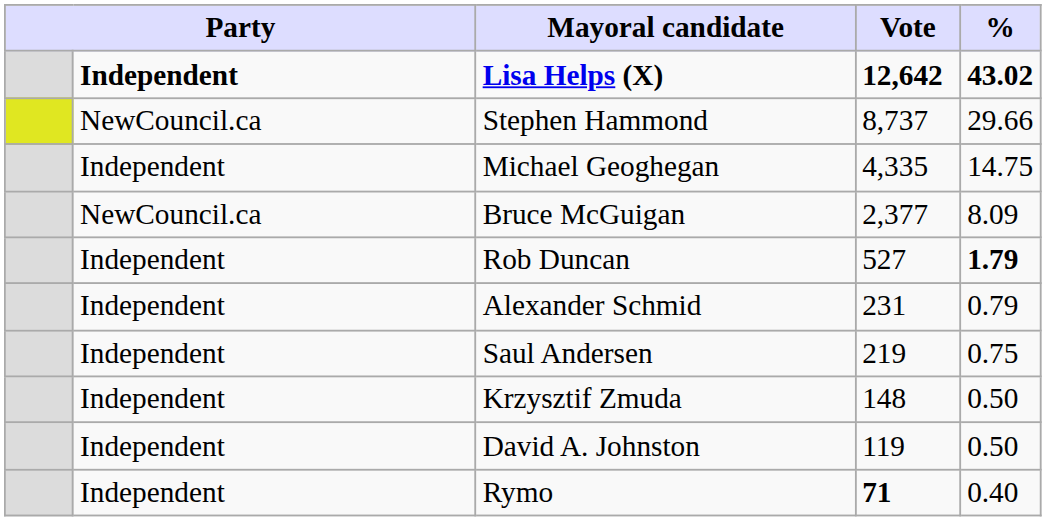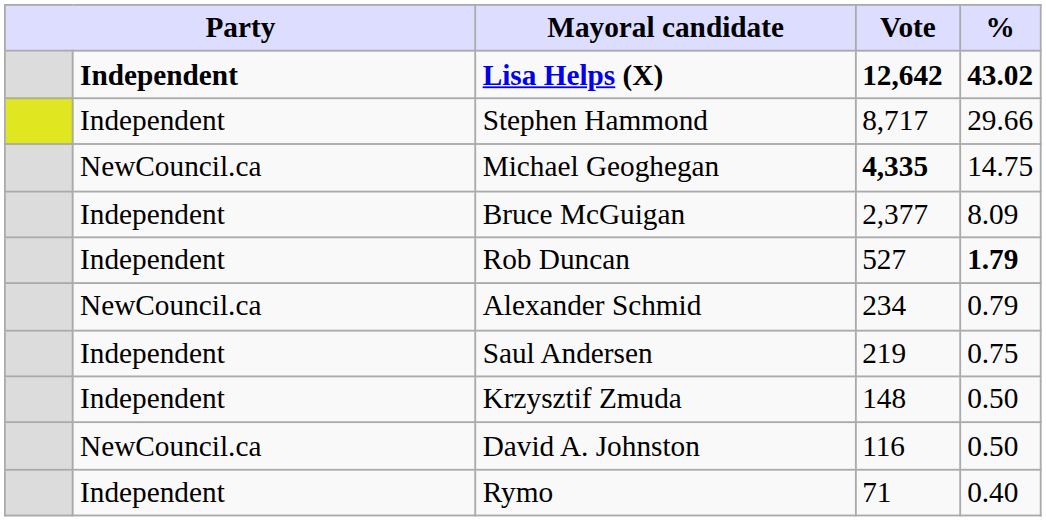(171, 120) NewCouncil.ca -> (152, 120) Independent
(895, 120) 8,737 -> (895, 120) 8,717
(152, 167) Independent -> (171, 167) NewCouncil.ca
(895, 167) normal -> (895, 167) bold
(171, 213) NewCouncil.ca -> (152, 213) Independent
(152, 306) Independent -> (171, 306) NewCouncil.ca
(884, 306) 231 -> (884, 306) 234
(152, 445) Independent -> (171, 445) NewCouncil.ca
(884, 445) 119 -> (884, 445) 116
(877, 492) bold -> (877, 492) normal
